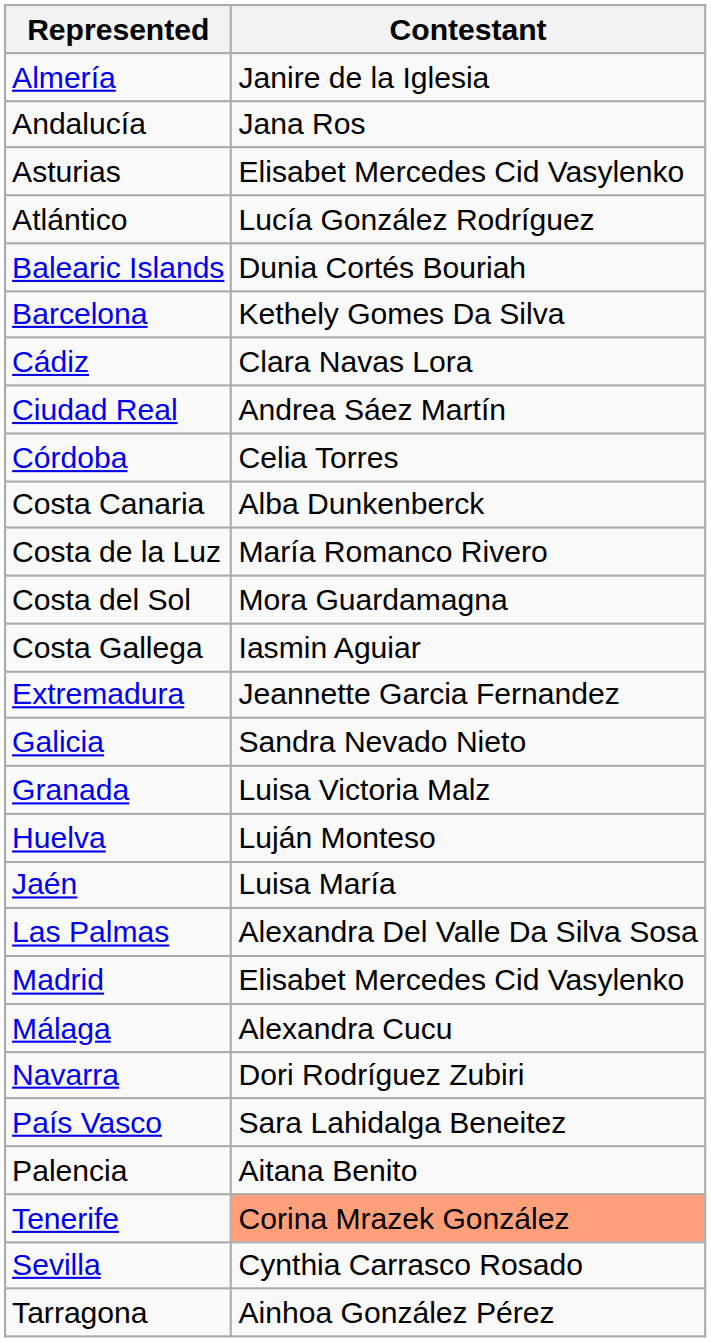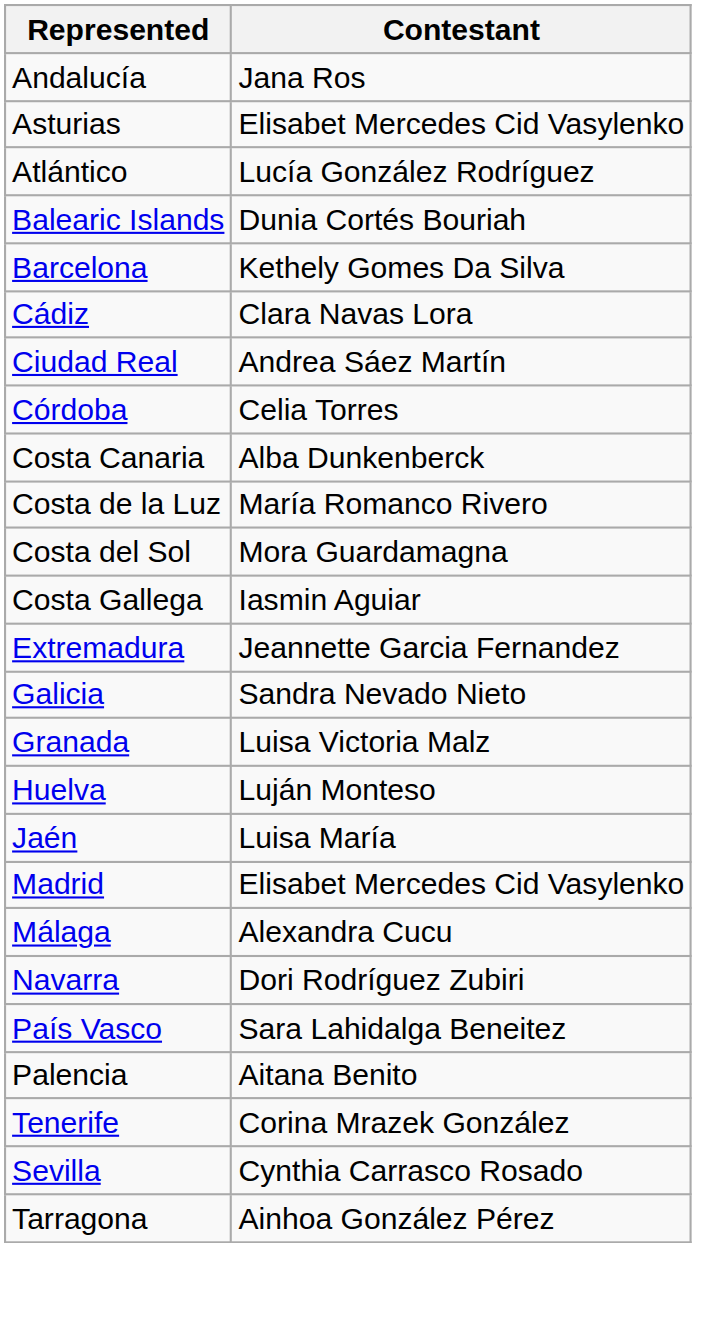- row: (64, 77)
- row: (91, 933)
(404, 1218) lightsalmon background -> (404, 1123) no background
